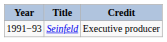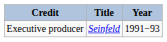columns swapped: (24, 12) <-> (121, 12)
